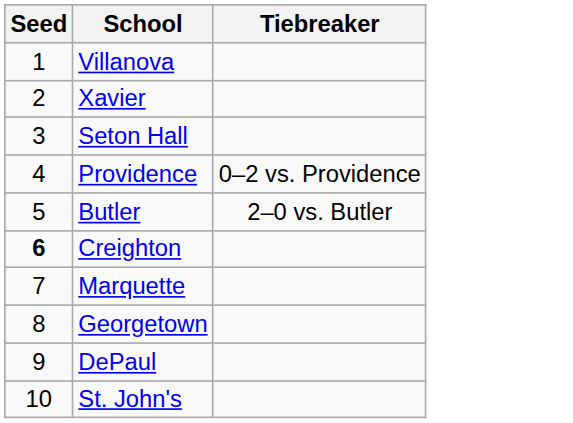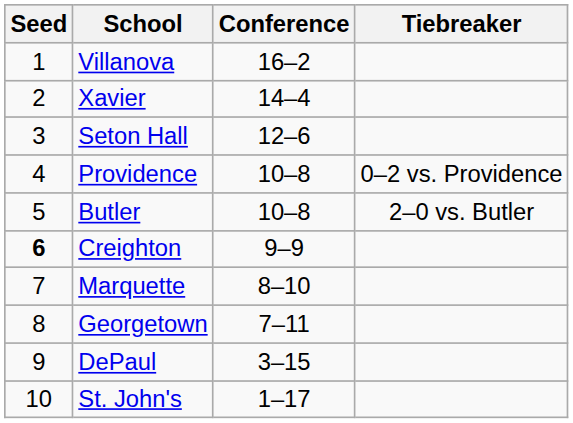+ column: (284, 24)
